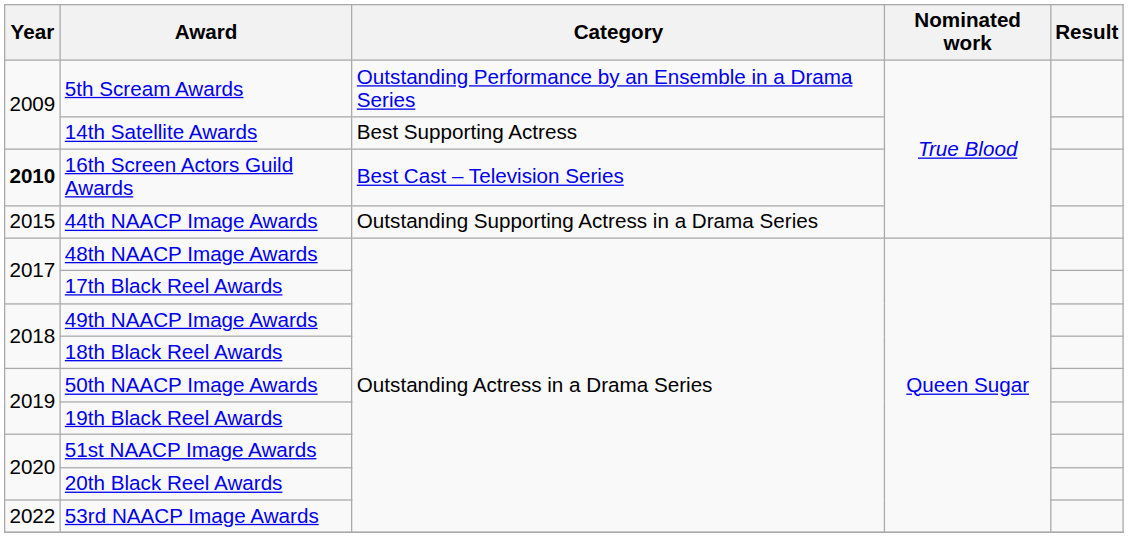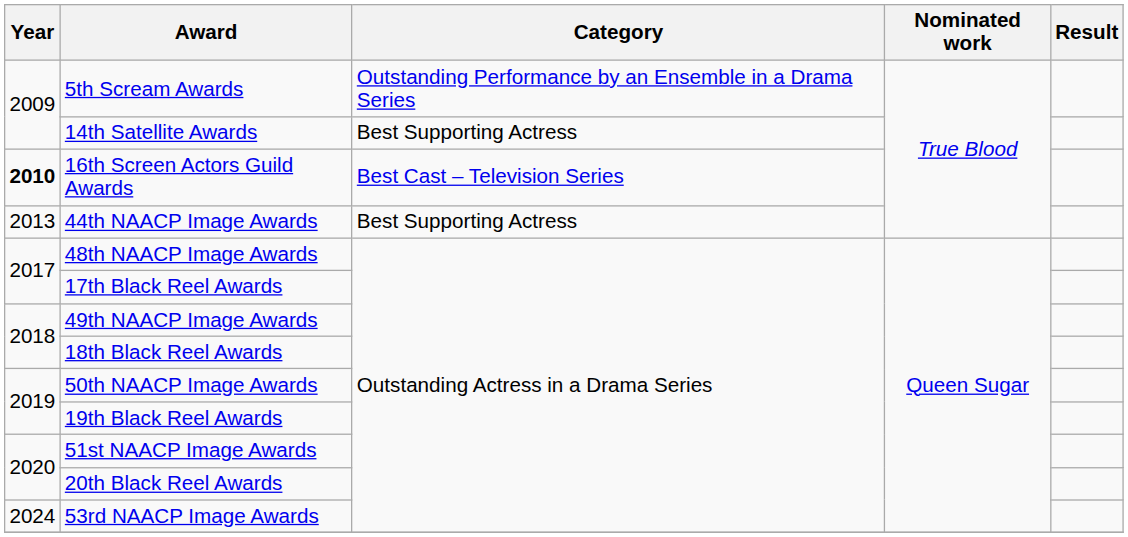(32, 221) 2015 -> (32, 221) 2013
(587, 221) Outstanding Supporting Actress in a Drama Series -> (467, 221) Best Supporting Actress
(32, 516) 2022 -> (32, 516) 2024
